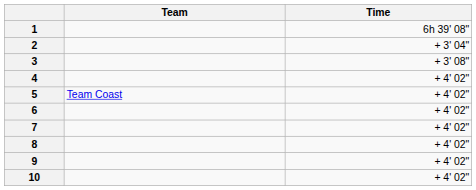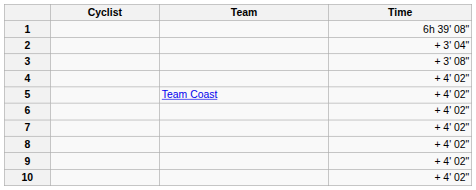+ column: (105, 12)
